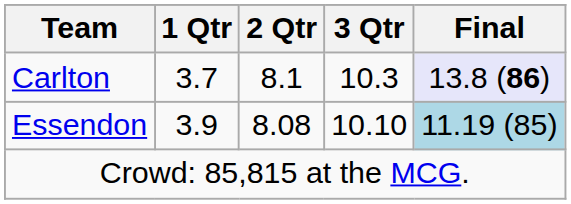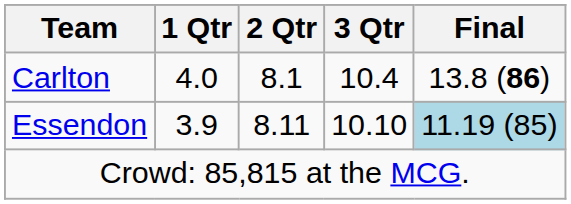(197, 76) 3.7 -> (197, 76) 4.0
(369, 76) 10.3 -> (369, 76) 10.4
(489, 76) lavender background -> (489, 76) no background
(282, 125) 8.08 -> (282, 125) 8.11
